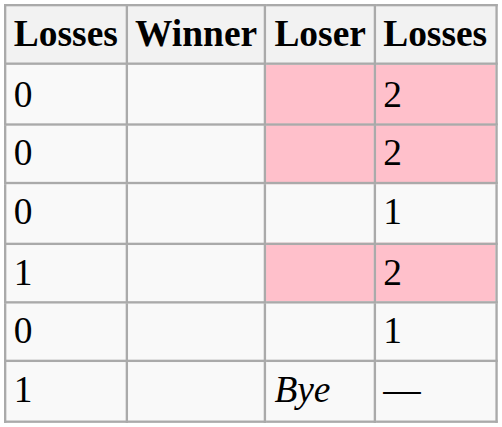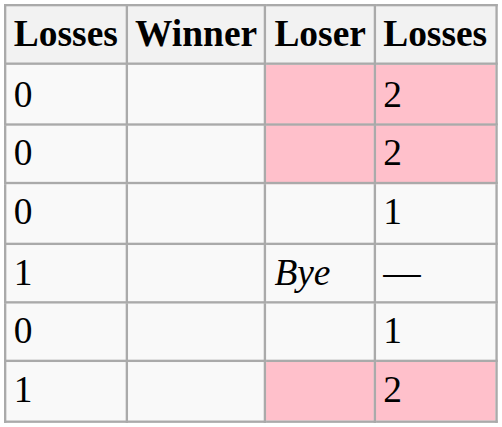rows swapped: (23, 271) <-> (23, 390)
